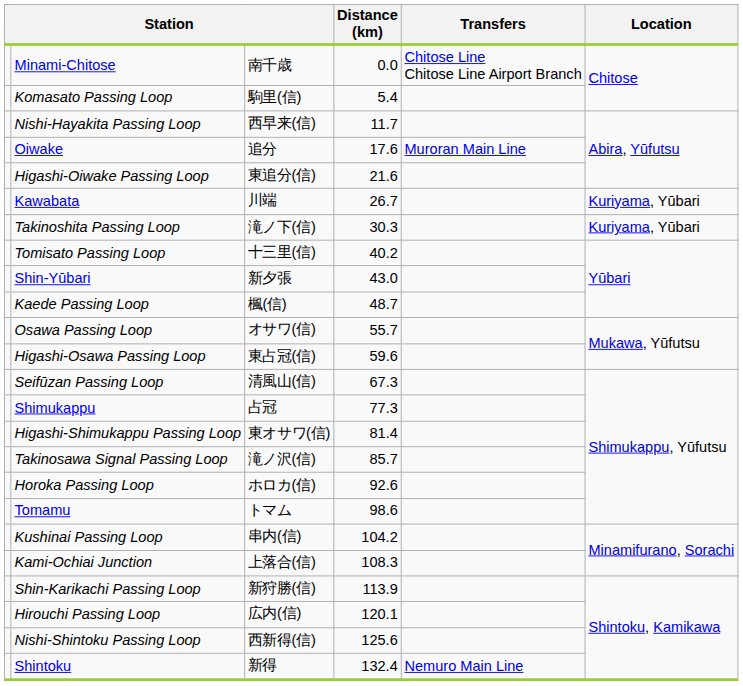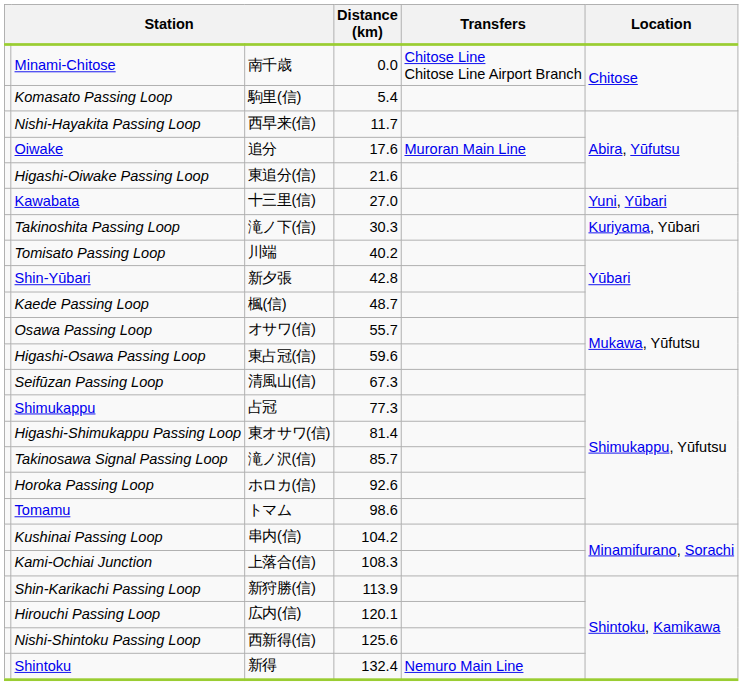(262, 201) 川端 -> (282, 201) 十三里(信)
(384, 201) 26.7 -> (384, 201) 27.0
(644, 201) Kuriyama, Yūbari -> (628, 201) Yuni, Yūbari
(282, 252) 十三里(信) -> (262, 252) 川端
(384, 278) 43.0 -> (384, 278) 42.8
